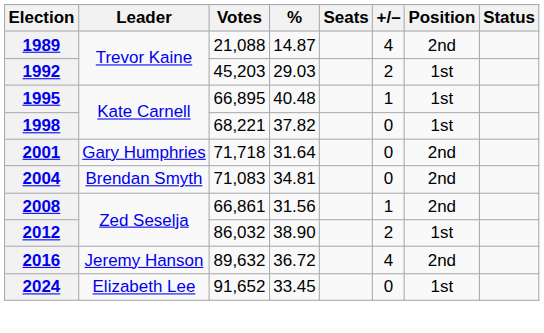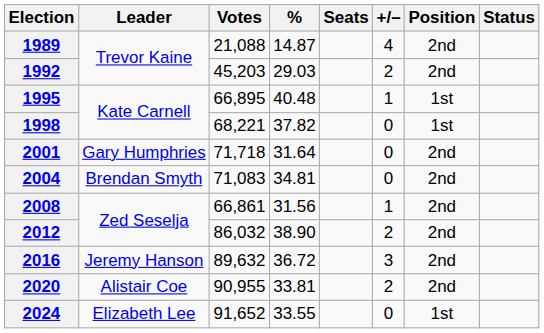(442, 71) 1st -> (442, 71) 2nd
(442, 233) 1st -> (442, 233) 2nd
(389, 260) 4 -> (389, 260) 3
+ row: (41, 286)
(294, 286) 33.45 -> (294, 313) 33.55
